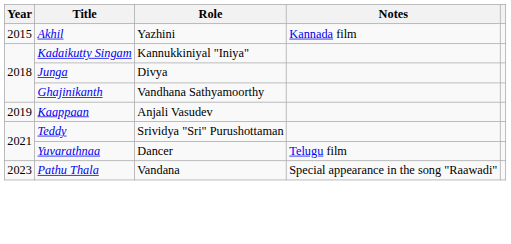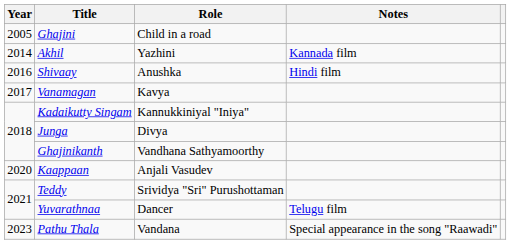+ row: (56, 33)
(20, 33) 2015 -> (20, 53) 2014
+ row: (57, 72)
+ row: (67, 92)
(20, 111) 2019 -> (20, 170) 2020
